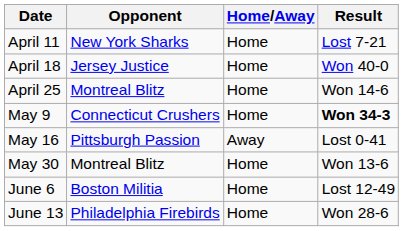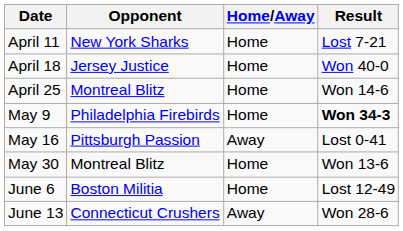(145, 115) Connecticut Crushers -> (145, 115) Philadelphia Firebirds
(145, 213) Philadelphia Firebirds -> (145, 213) Connecticut Crushers
(248, 213) Home -> (246, 213) Away
